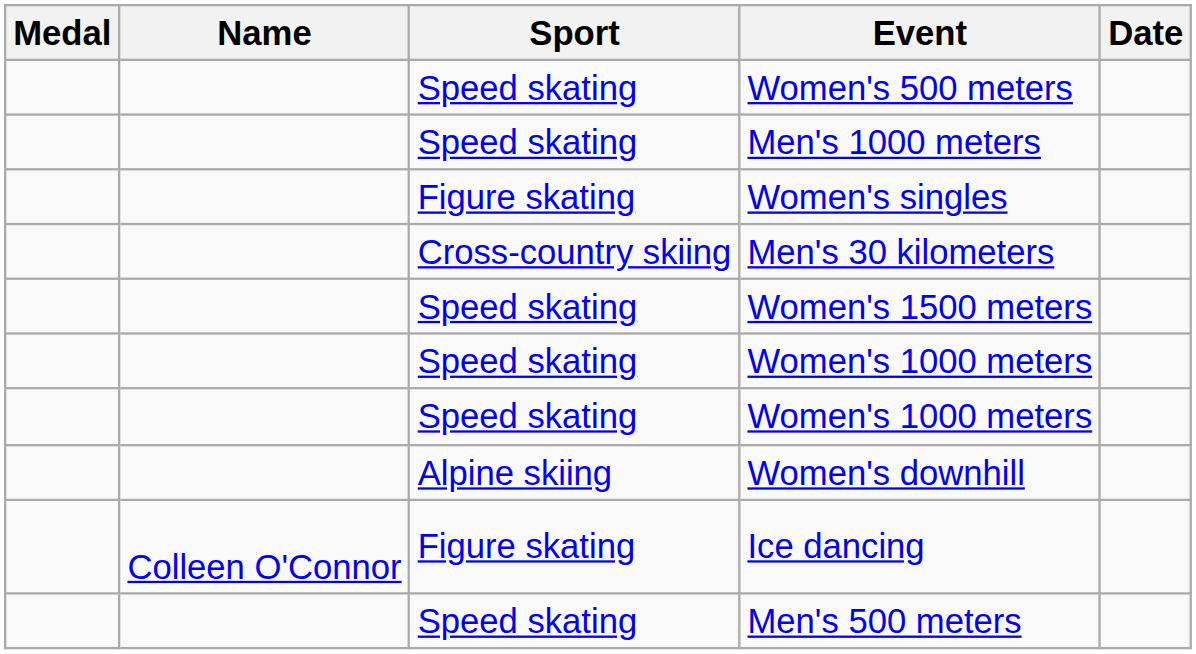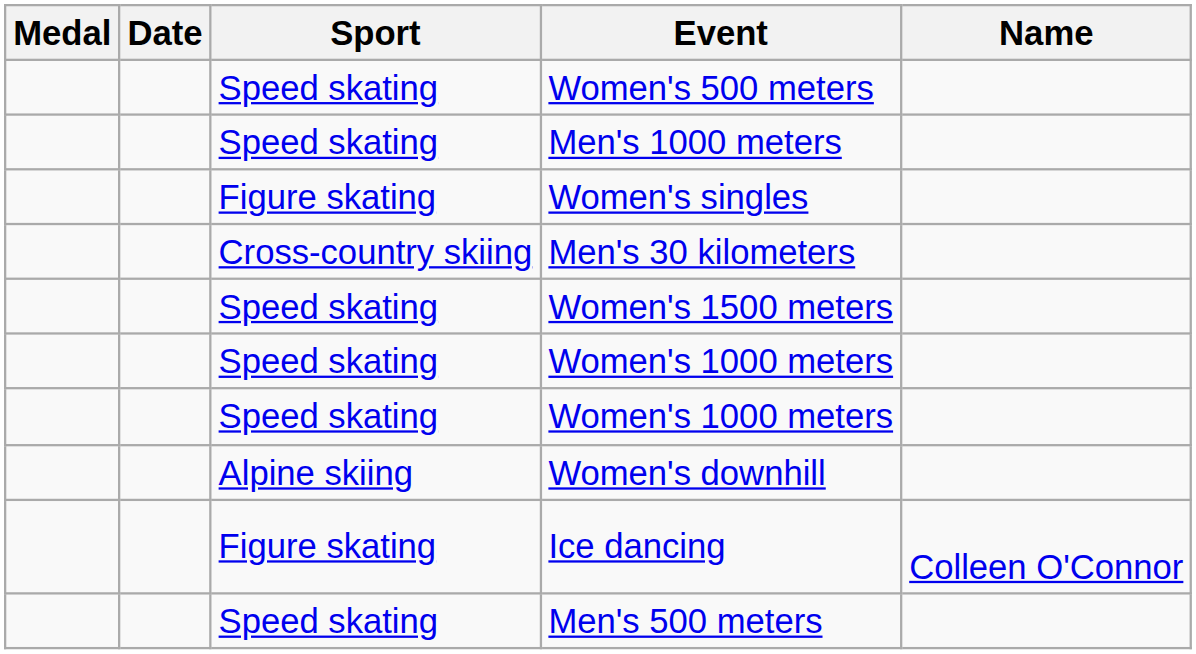columns swapped: (265, 33) <-> (1146, 33)
